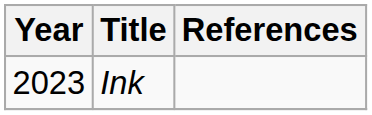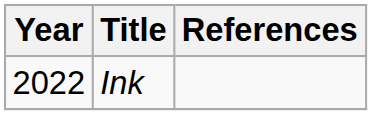(49, 82) 2023 -> (49, 82) 2022
